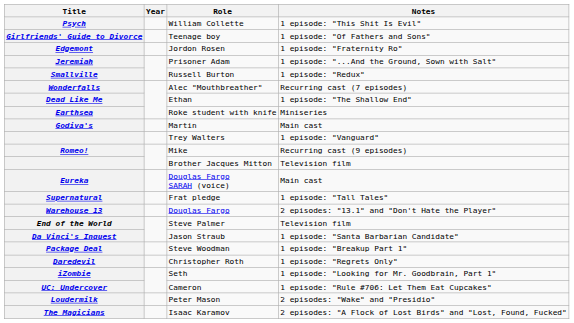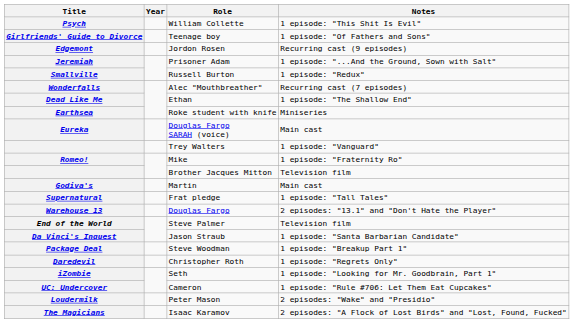(341, 49) 1 episode: "Fraternity Ro" -> (344, 49) Recurring cast (9 episodes)
rows swapped: (183, 125) <-> (199, 180)
(344, 150) Recurring cast (9 episodes) -> (341, 159) 1 episode: "Fraternity Ro"
